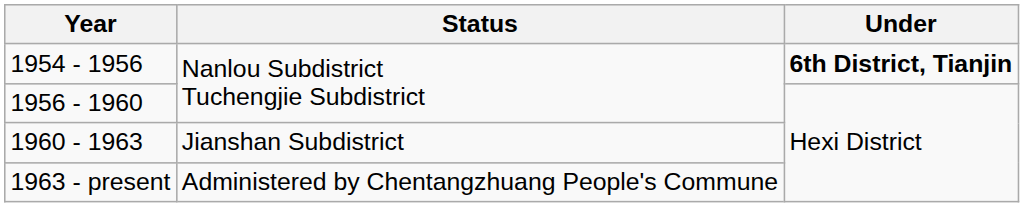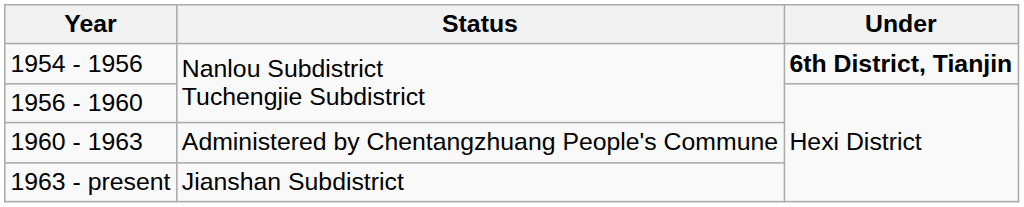(293, 142) Jianshan Subdistrict -> (480, 142) Administered by Chentangzhuang People's Commune
(480, 181) Administered by Chentangzhuang People's Commune -> (293, 181) Jianshan Subdistrict
